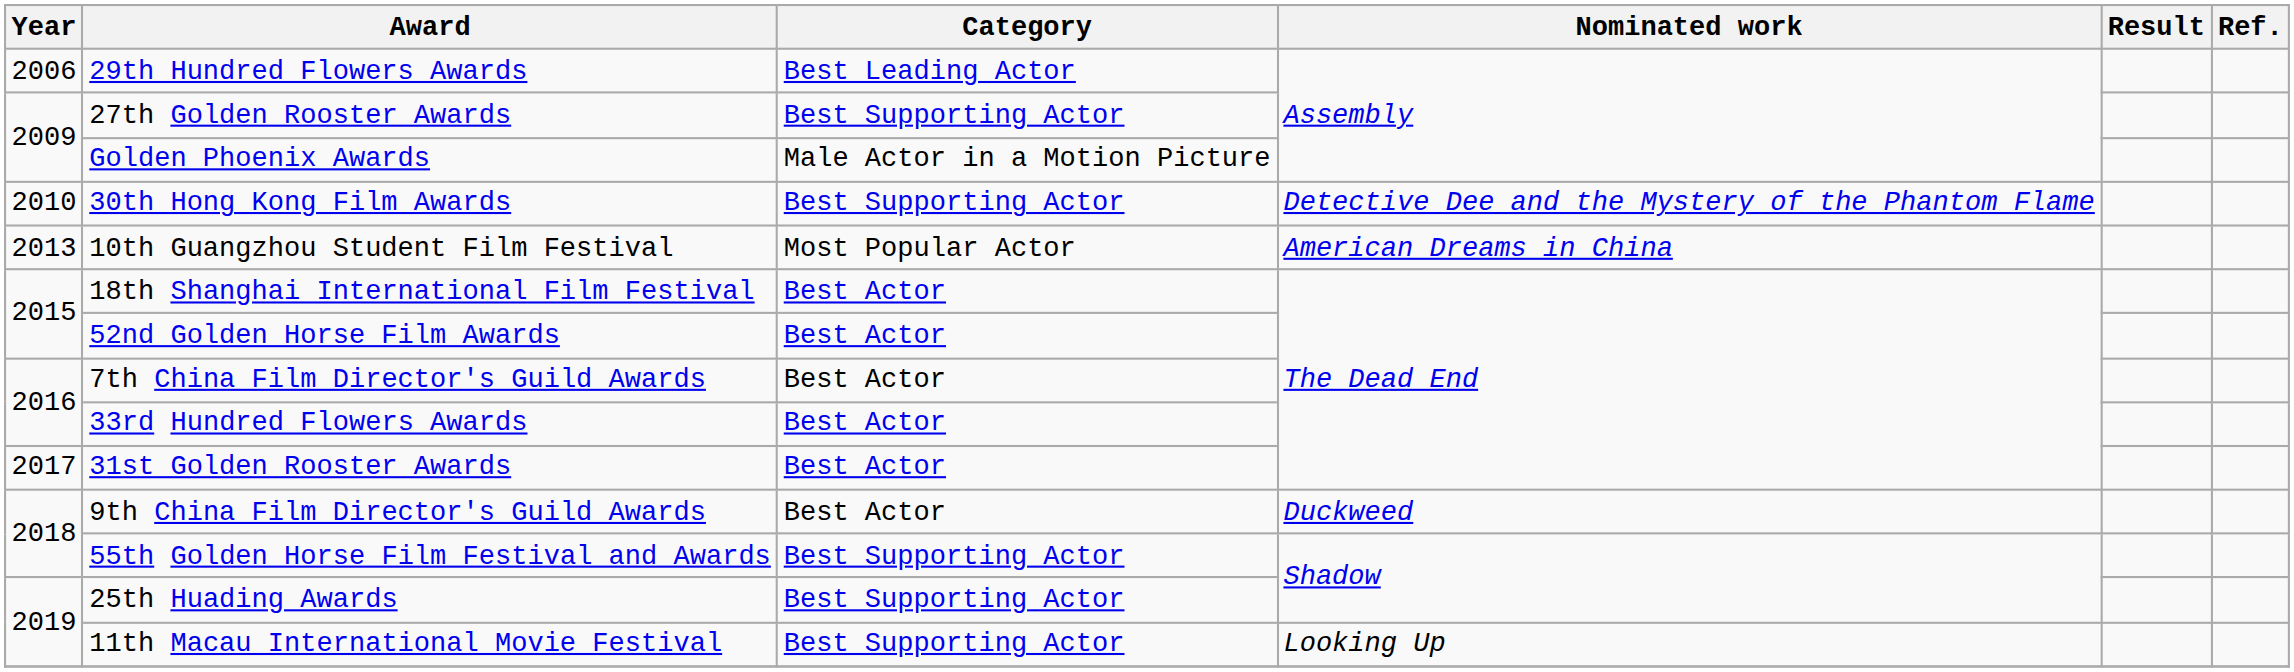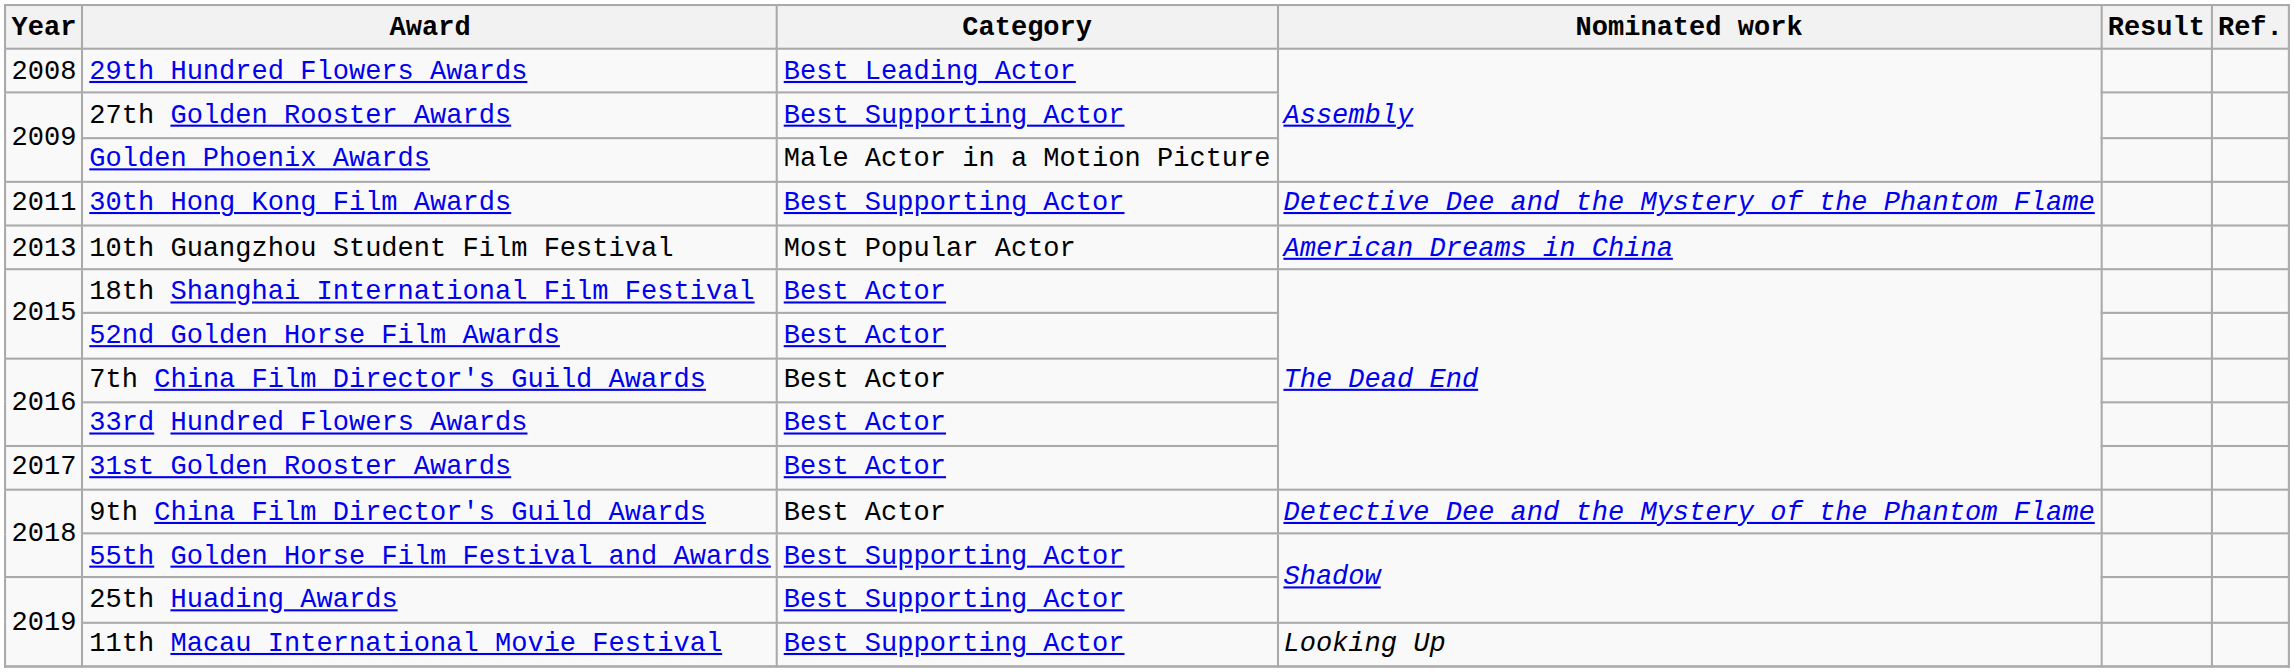(44, 71) 2006 -> (44, 71) 2008
(44, 203) 2010 -> (44, 203) 2011
(1348, 512) Duckweed -> (1689, 512) Detective Dee and the Mystery of the Phantom Flame
